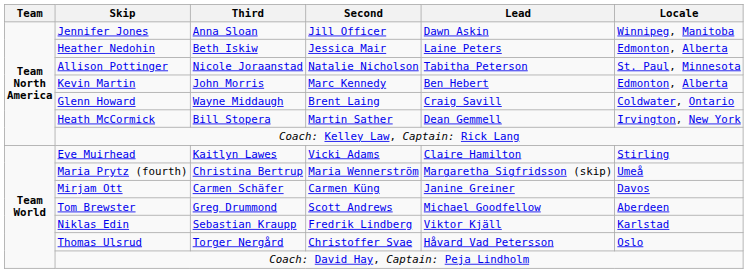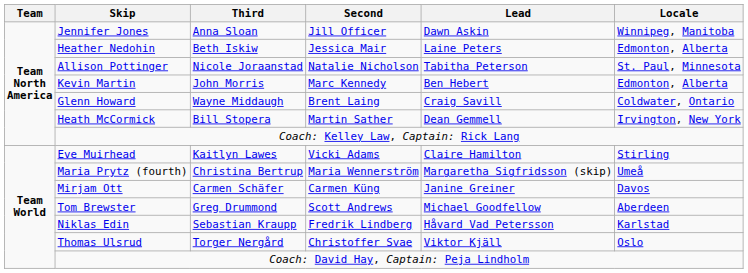(463, 224) Viktor Kjäll -> (489, 224) Håvard Vad Petersson
(489, 242) Håvard Vad Petersson -> (463, 242) Viktor Kjäll
